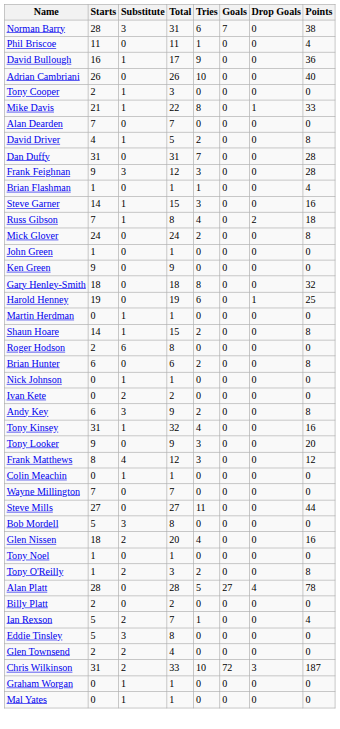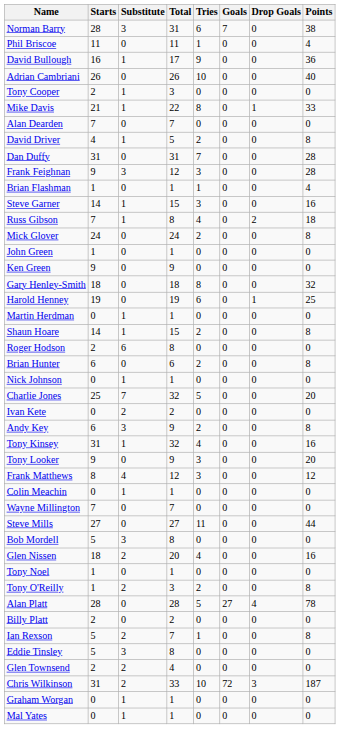+ row: (34, 396)
(308, 619) 4 -> (308, 635) 8
